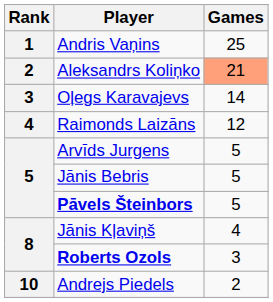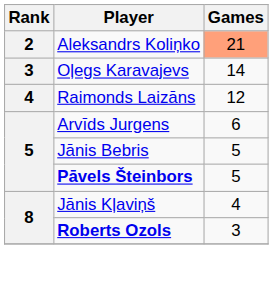- row: (108, 44)
(236, 151) 5 -> (236, 124) 6
- row: (116, 284)
